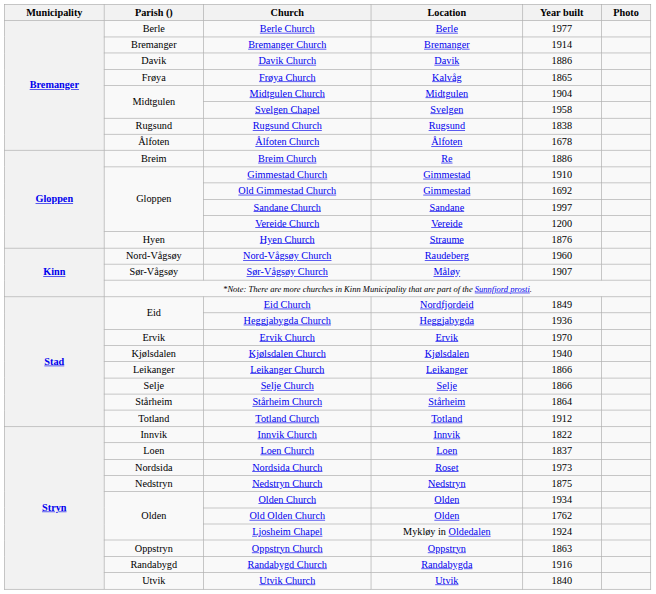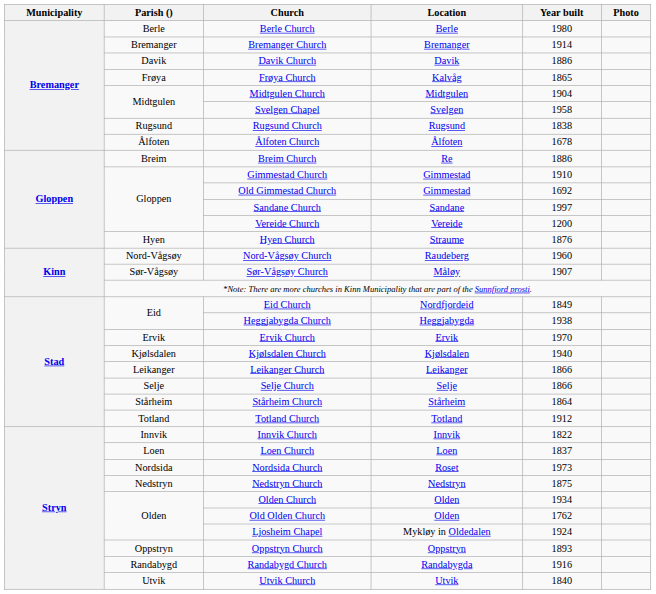(562, 28) 1977 -> (562, 28) 1980
(562, 321) 1936 -> (562, 321) 1938
(562, 548) 1863 -> (562, 548) 1893
